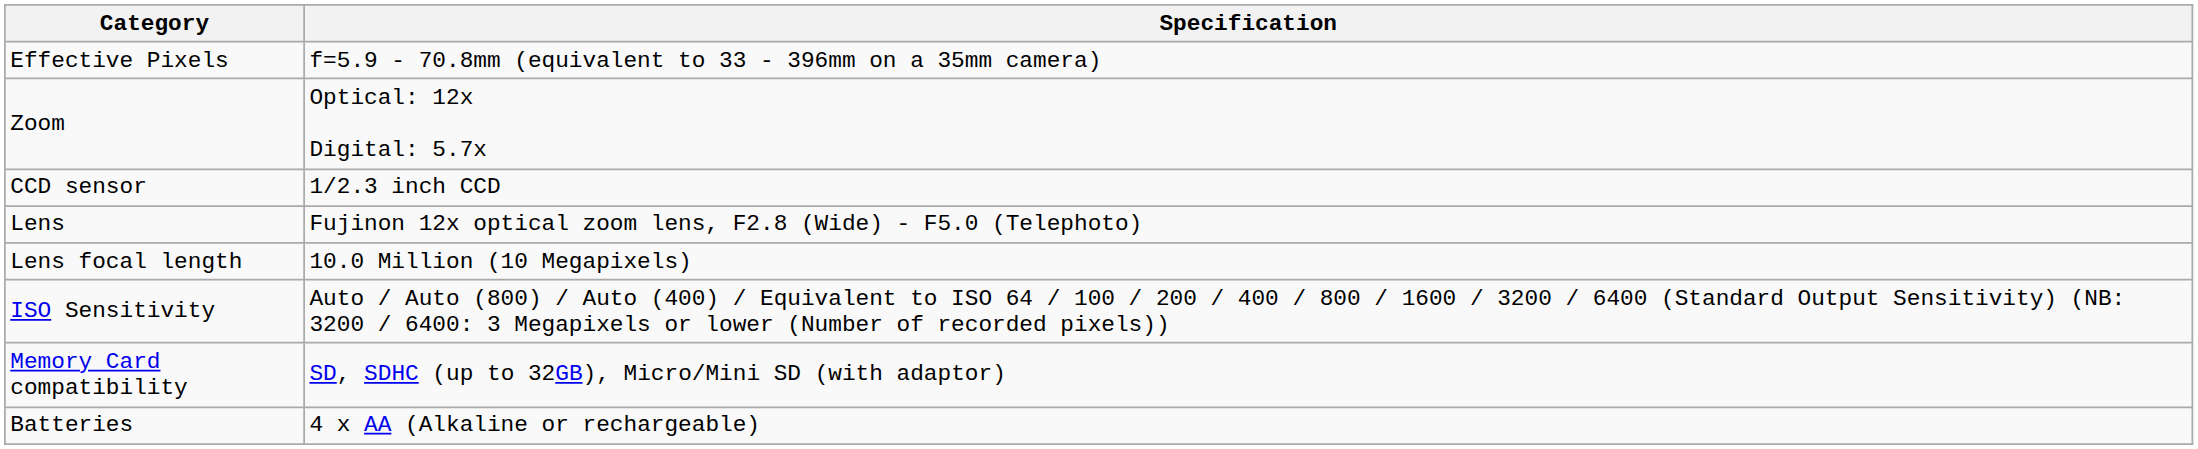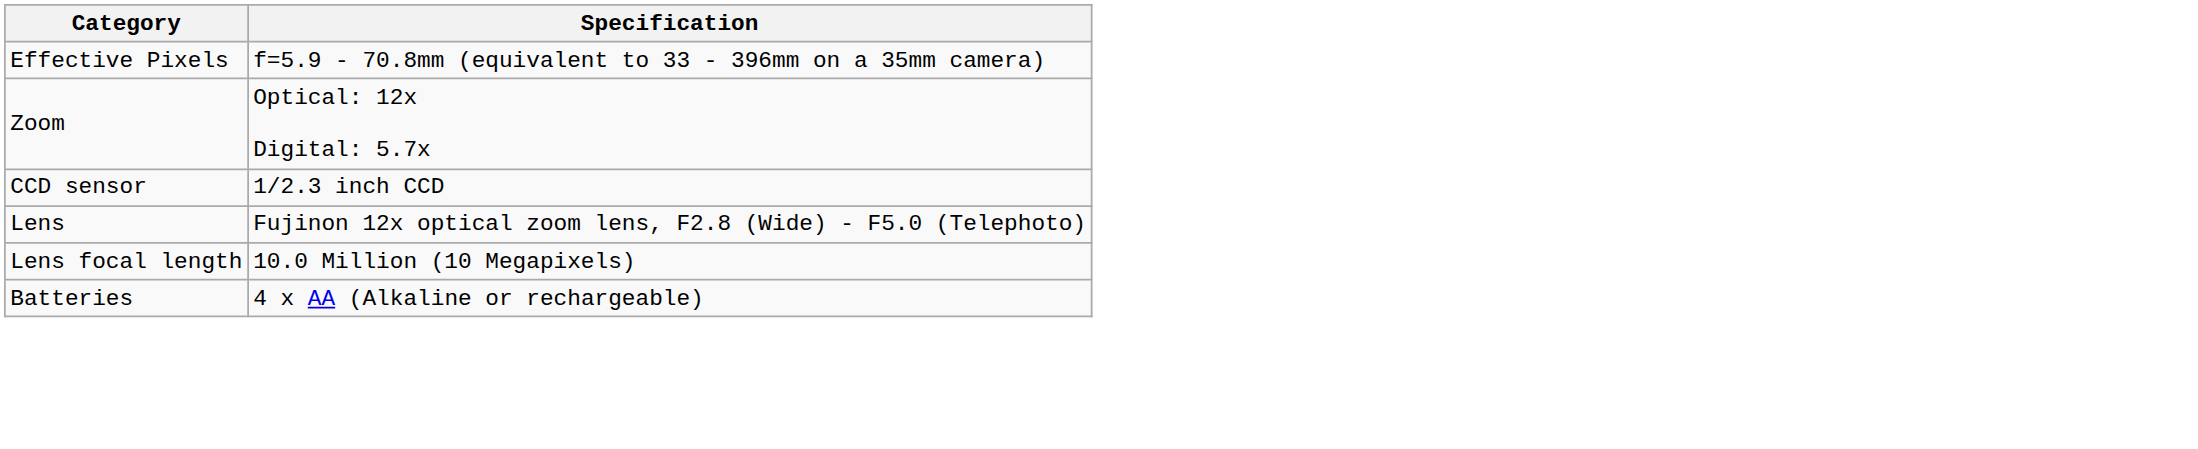- row: (113, 312)
- row: (99, 375)
